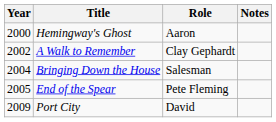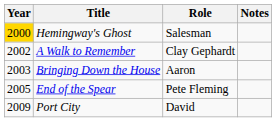(19, 32) no background -> (19, 32) gold background
(180, 32) Aaron -> (188, 32) Salesman
(19, 70) 2004 -> (19, 70) 2003
(188, 70) Salesman -> (180, 70) Aaron
